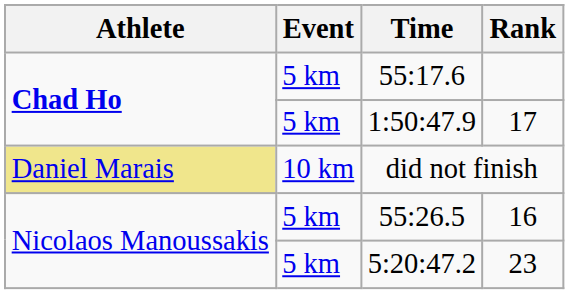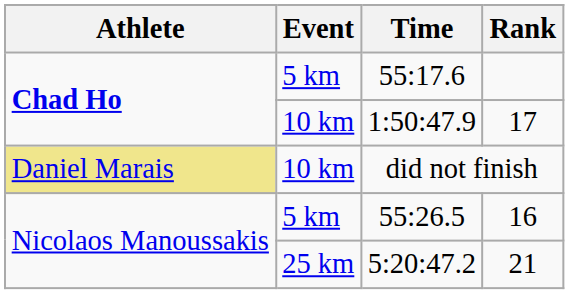(311, 122) 5 km -> (318, 122) 10 km
(311, 263) 5 km -> (318, 263) 25 km
(523, 263) 23 -> (523, 263) 21
